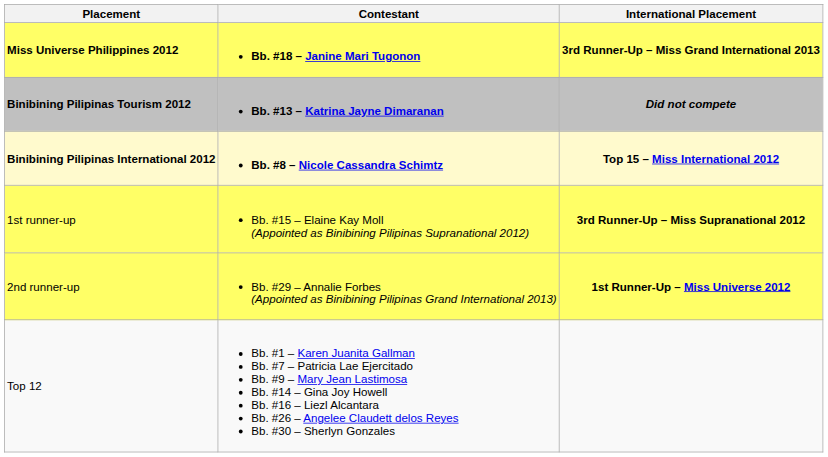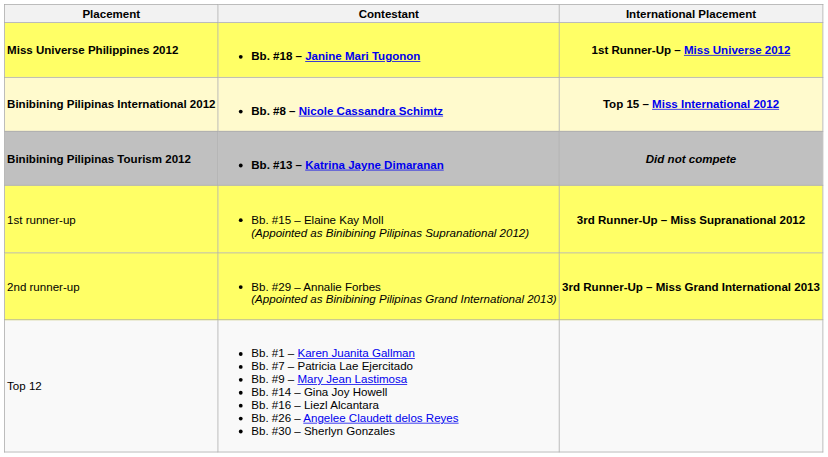(691, 50) 3rd Runner-Up – Miss Grand International 2013 -> (691, 50) 1st Runner-Up – Miss Universe 2012
rows swapped: (111, 159) <-> (99, 104)
(691, 287) 1st Runner-Up – Miss Universe 2012 -> (691, 287) 3rd Runner-Up – Miss Grand International 2013
